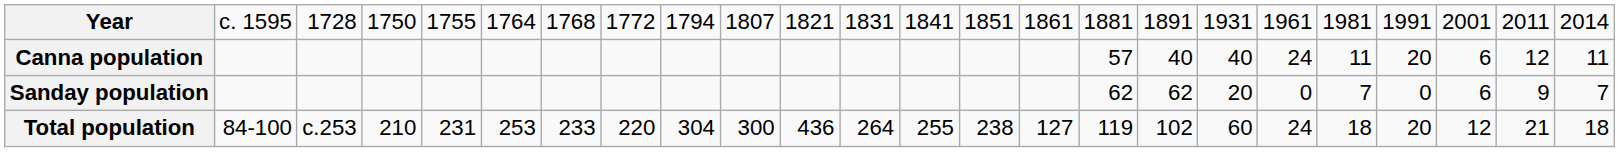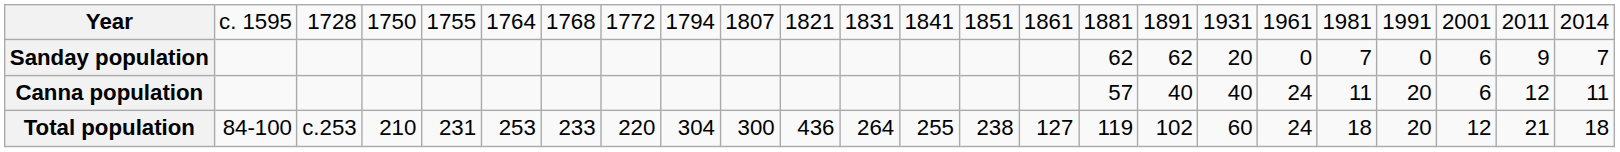rows swapped: (109, 57) <-> (109, 92)
